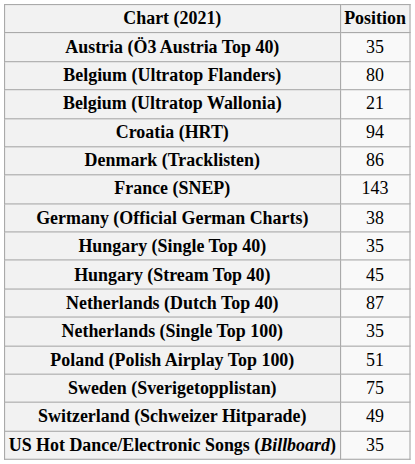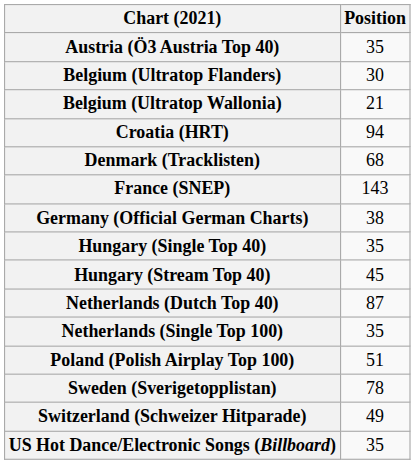(375, 75) 80 -> (375, 75) 30
(375, 160) 86 -> (375, 160) 68
(375, 388) 75 -> (375, 388) 78
